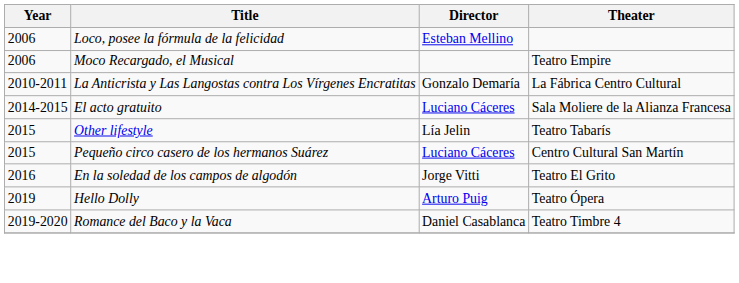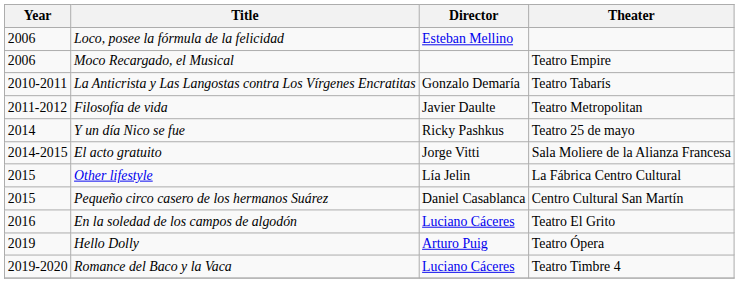(606, 84) La Fábrica Centro Cultural -> (571, 84) Teatro Tabarís
+ row: (121, 107)
+ row: (130, 130)
(468, 107) Luciano Cáceres -> (451, 153) Jorge Vitti
(571, 130) Teatro Tabarís -> (606, 175) La Fábrica Centro Cultural
(468, 153) Luciano Cáceres -> (474, 198) Daniel Casablanca
(451, 175) Jorge Vitti -> (468, 221) Luciano Cáceres
(474, 221) Daniel Casablanca -> (468, 267) Luciano Cáceres
